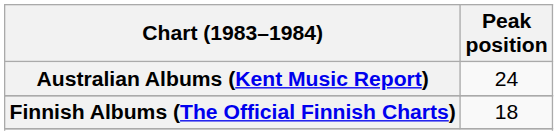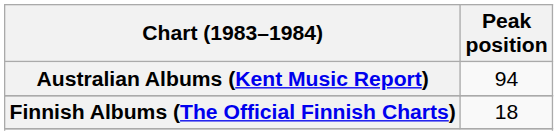(507, 78) 24 -> (507, 78) 94
